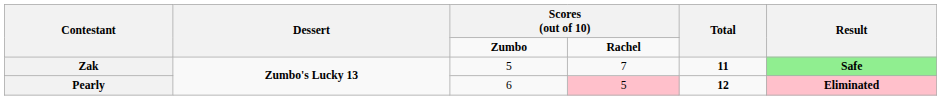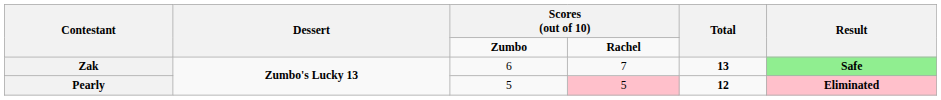(509, 66) 5 -> (509, 66) 6
(723, 66) 11 -> (723, 66) 13
(509, 85) 6 -> (509, 85) 5
